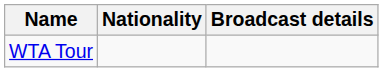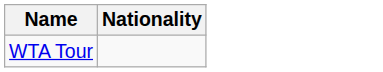- column: (292, 19)
